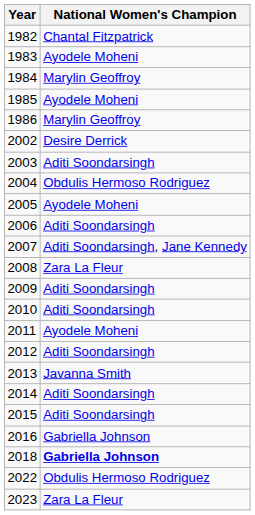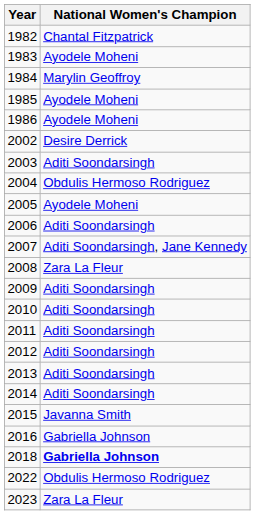(92, 120) Marylin Geoffroy -> (91, 120) Ayodele Moheni
(91, 330) Ayodele Moheni -> (99, 330) Aditi Soondarsingh
(87, 373) Javanna Smith -> (99, 373) Aditi Soondarsingh
(99, 415) Aditi Soondarsingh -> (87, 415) Javanna Smith
